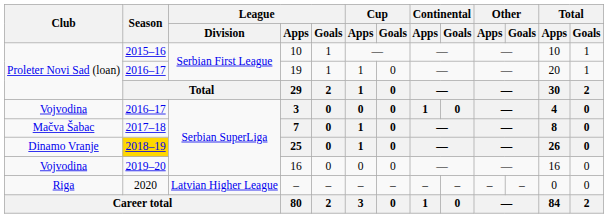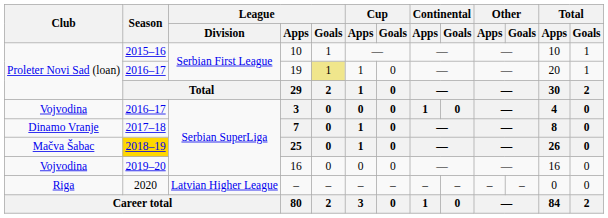(328, 71) no background -> (328, 71) khaki background
(64, 128) Mačva Šabac -> (64, 128) Dinamo Vranje
(64, 147) Dinamo Vranje -> (64, 147) Mačva Šabac
